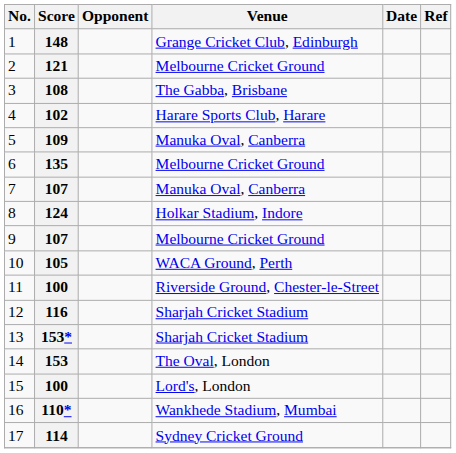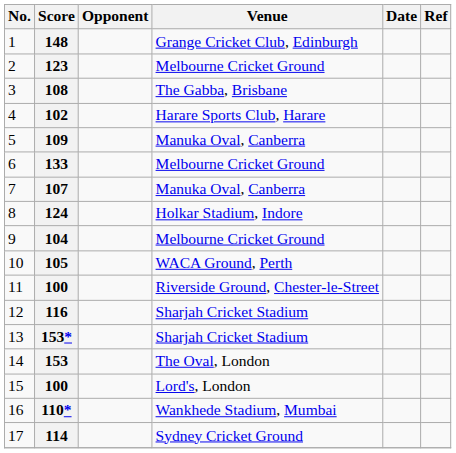(56, 66) 121 -> (56, 66) 123
(56, 164) 135 -> (56, 164) 133
(56, 238) 107 -> (56, 238) 104
